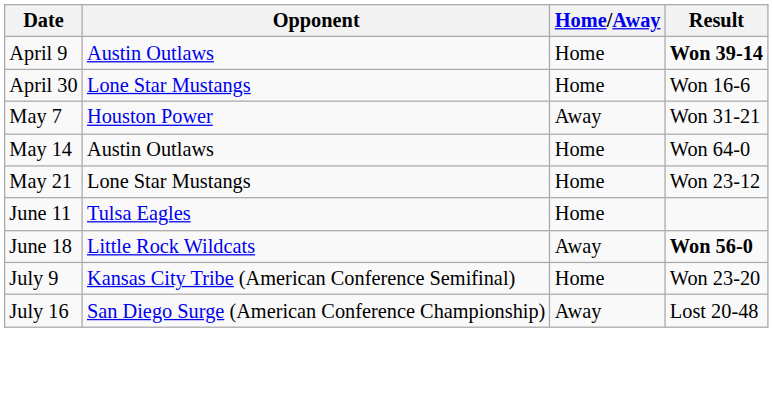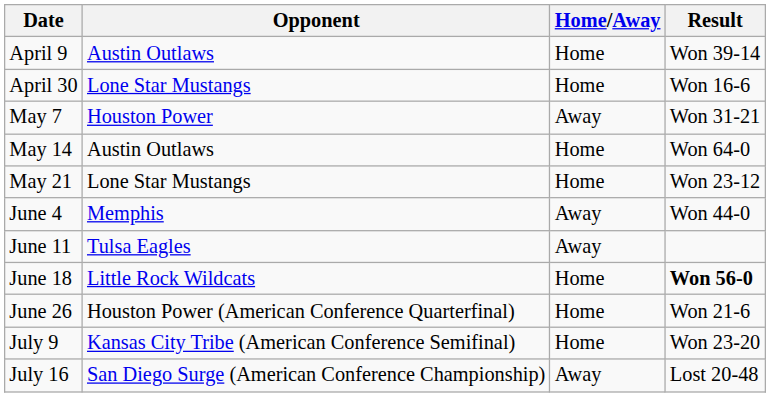(716, 52) bold -> (715, 52) normal
+ row: (36, 213)
(580, 213) Home -> (578, 246) Away
(578, 246) Away -> (580, 278) Home
+ row: (41, 310)
